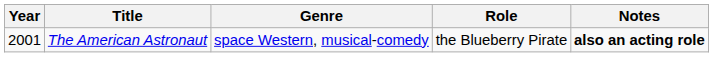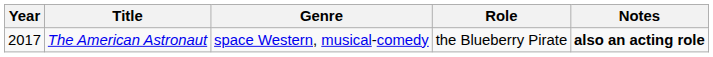(24, 39) 2001 -> (24, 39) 2017
